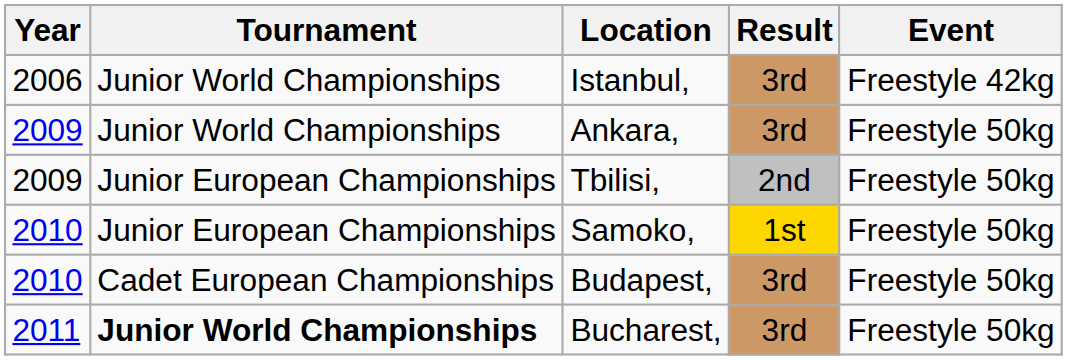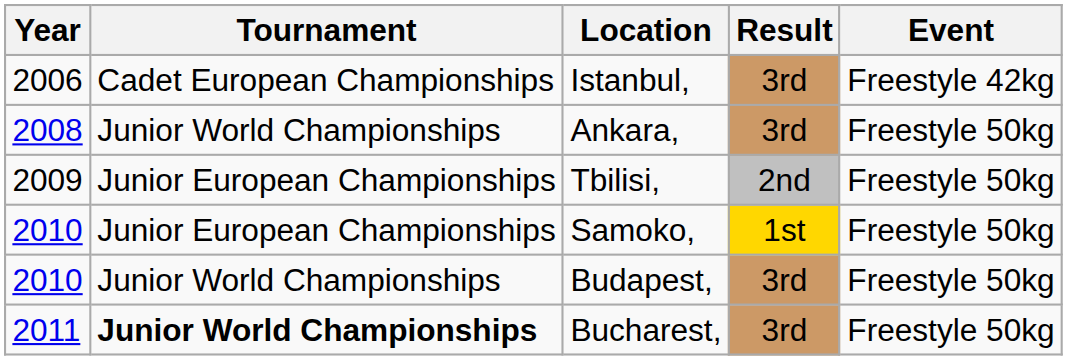(299, 80) Junior World Championships -> (326, 80) Cadet European Championships
(48, 130) 2009 -> (48, 130) 2008
(326, 281) Cadet European Championships -> (299, 281) Junior World Championships
